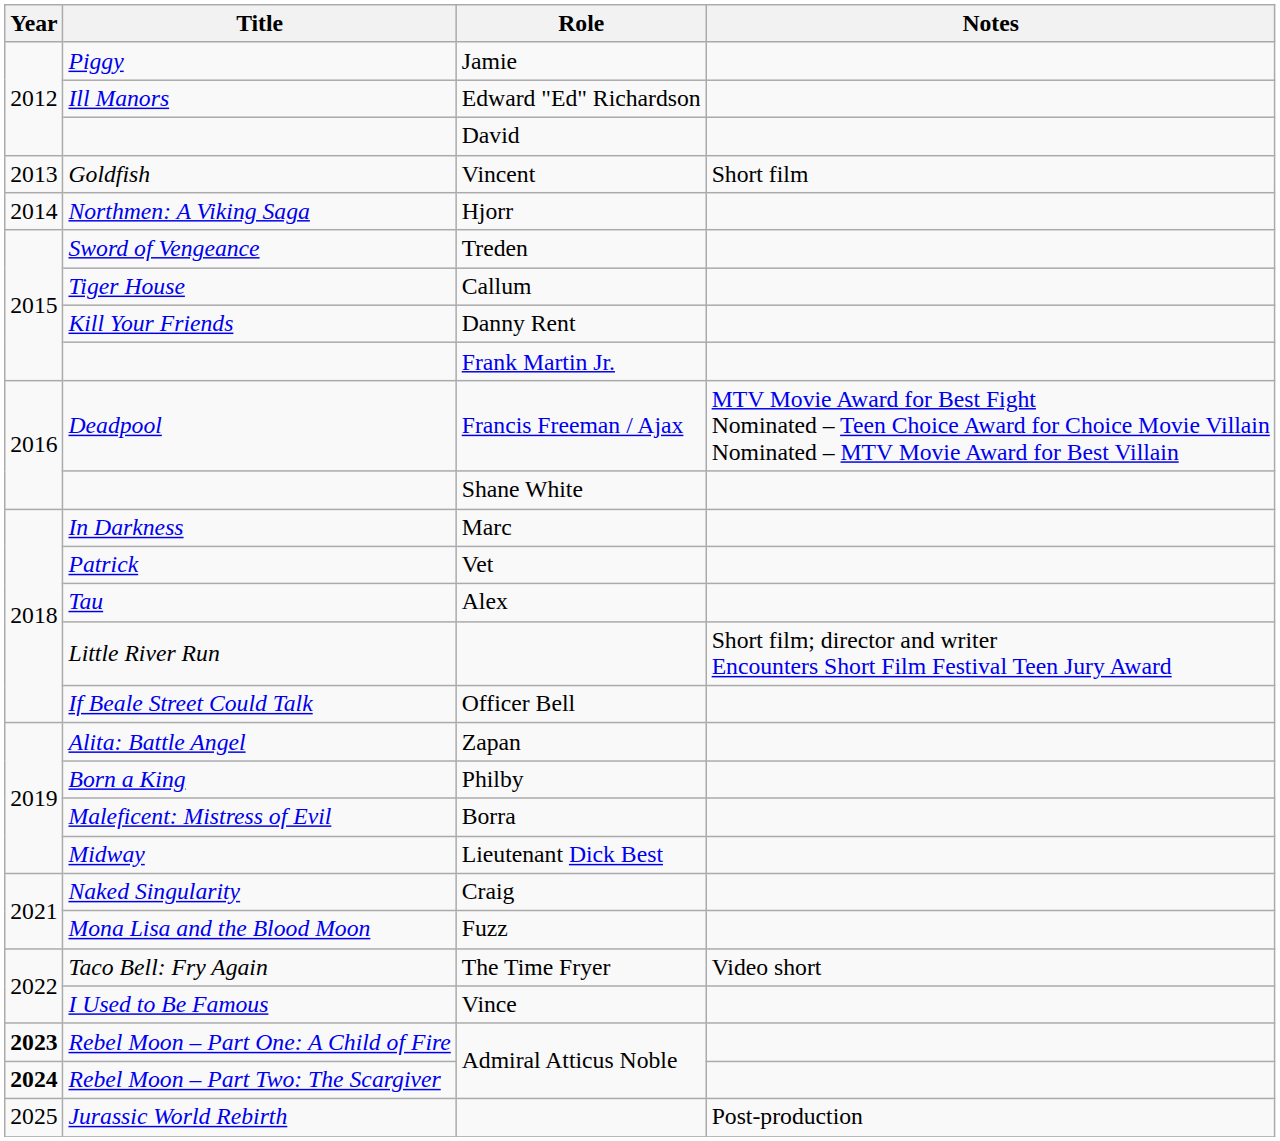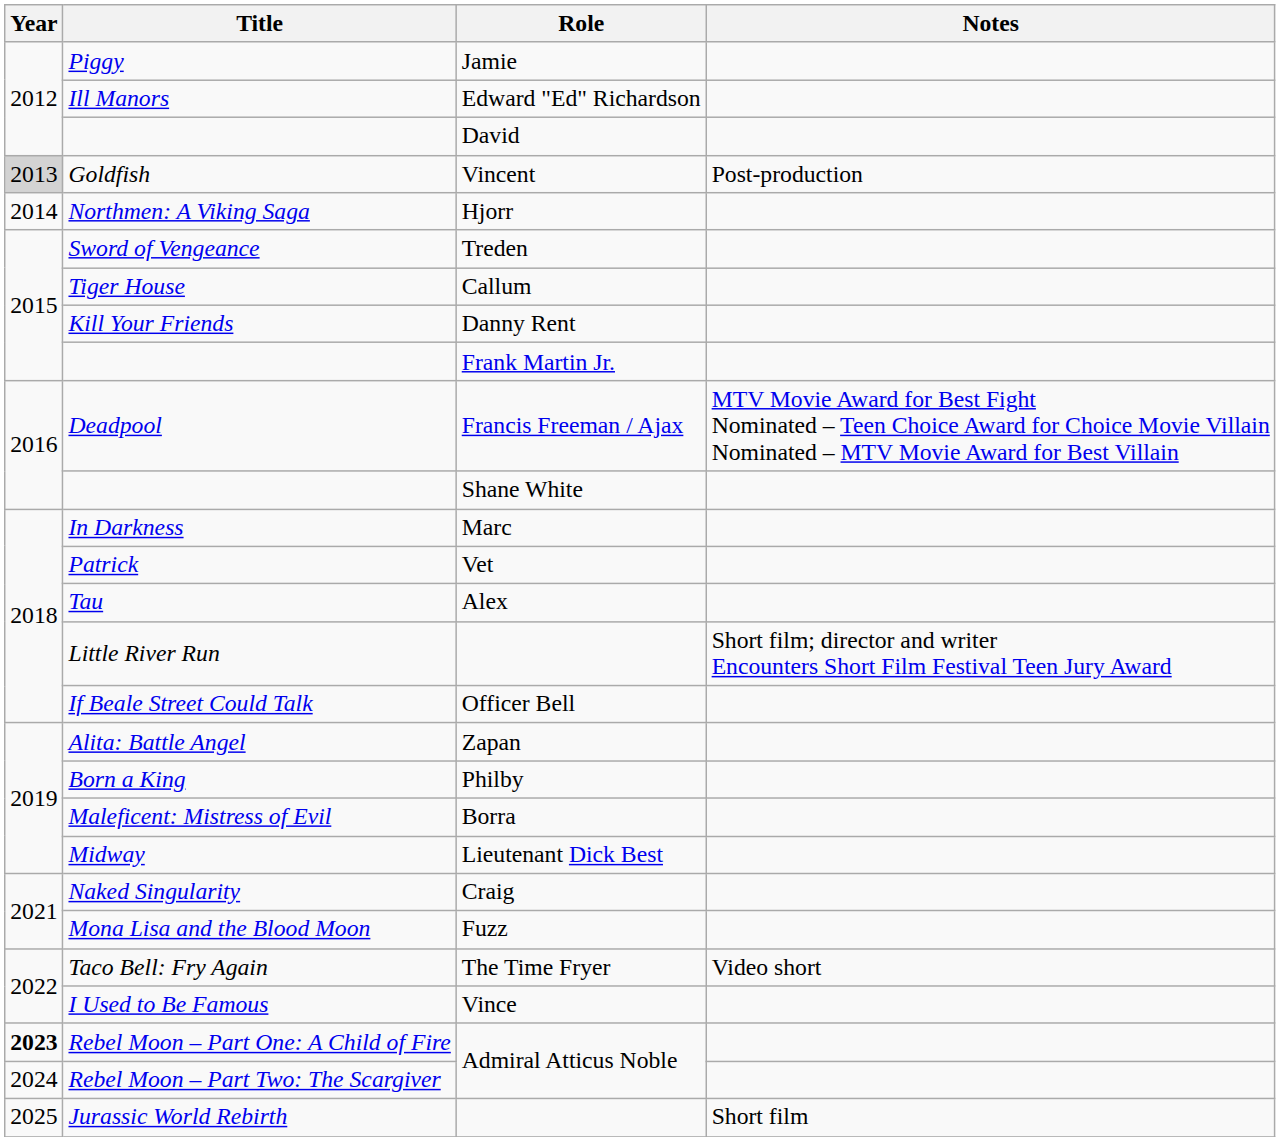(34, 173) no background -> (34, 173) lightgrey background
(760, 173) Short film -> (787, 173) Post-production
(34, 1079) bold -> (34, 1079) normal
(787, 1117) Post-production -> (760, 1117) Short film
